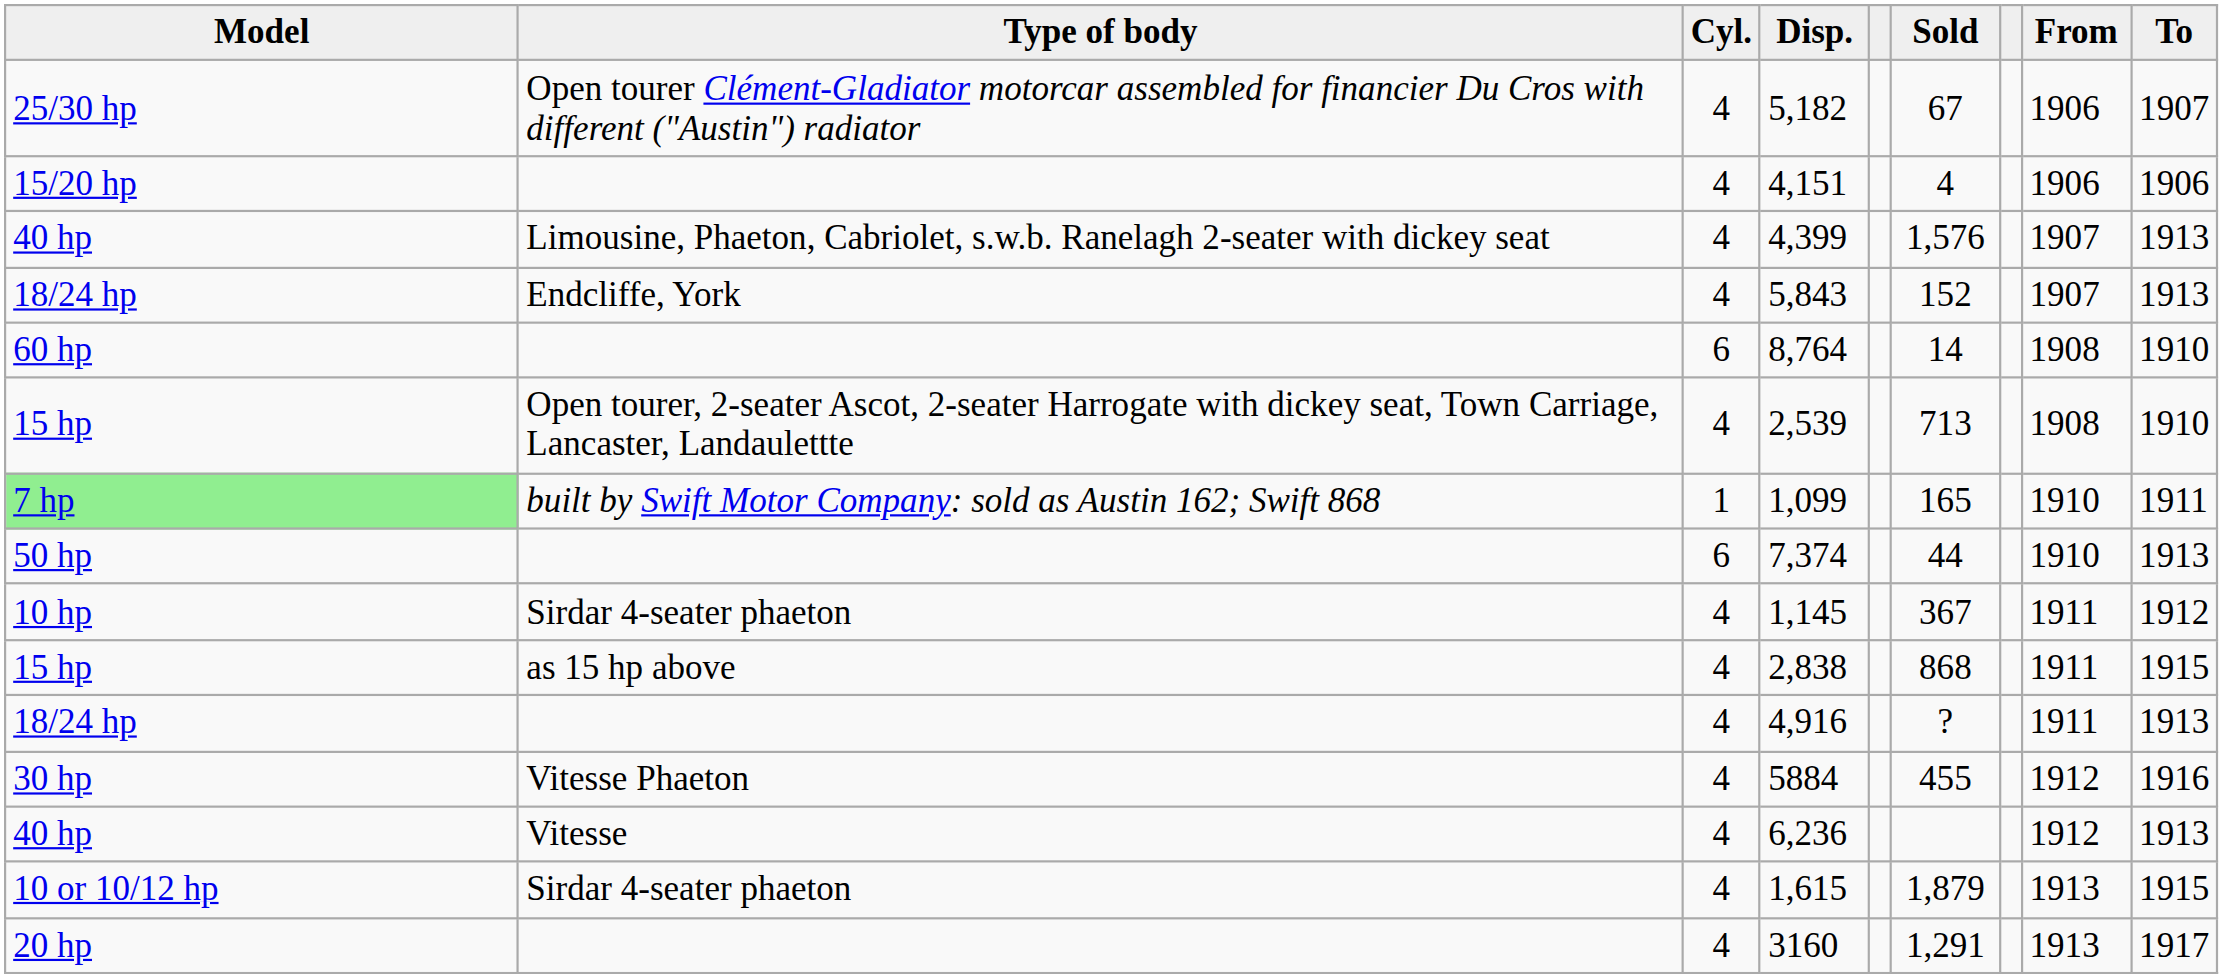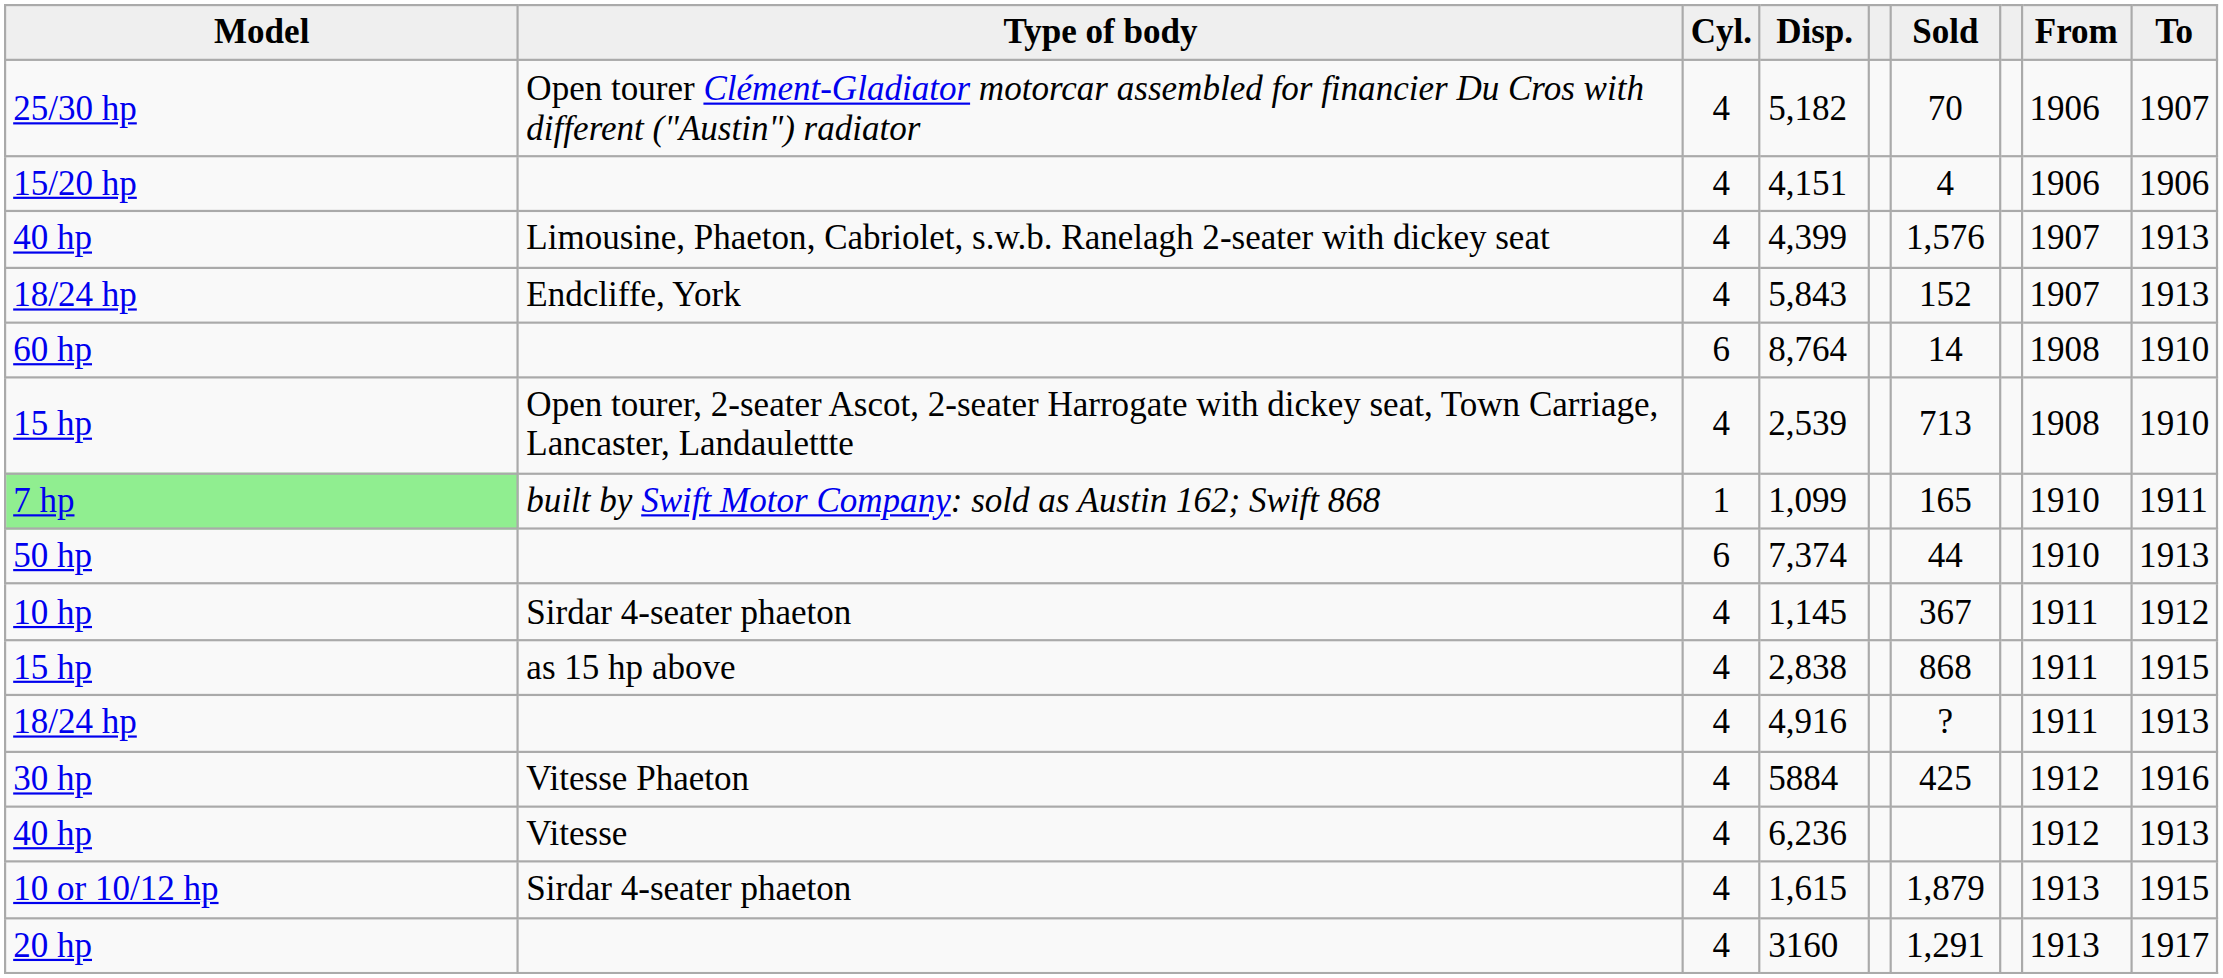(1945, 107) 67 -> (1945, 107) 70
(1945, 777) 455 -> (1945, 777) 425
